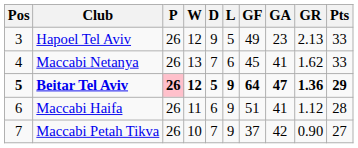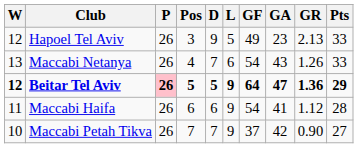columns swapped: (19, 16) <-> (195, 16)
(252, 62) 45 -> (252, 62) 54
(280, 62) 41 -> (280, 62) 43
(310, 62) 1.62 -> (310, 62) 1.26
(252, 108) 51 -> (252, 108) 54
